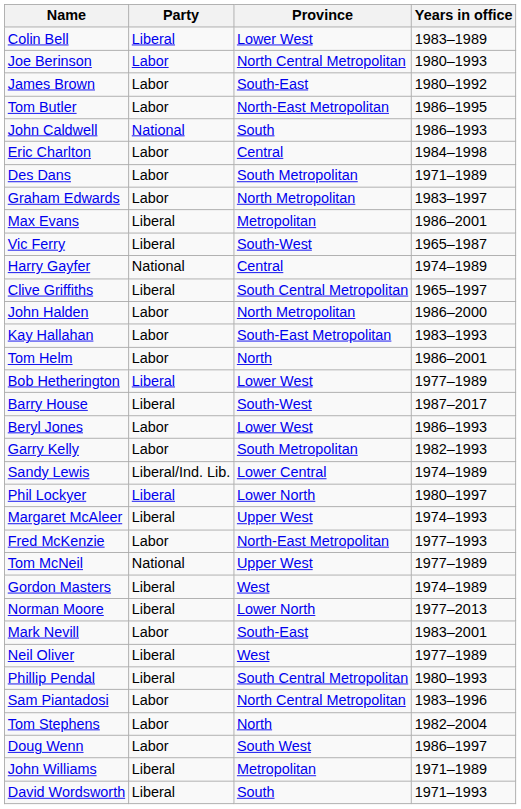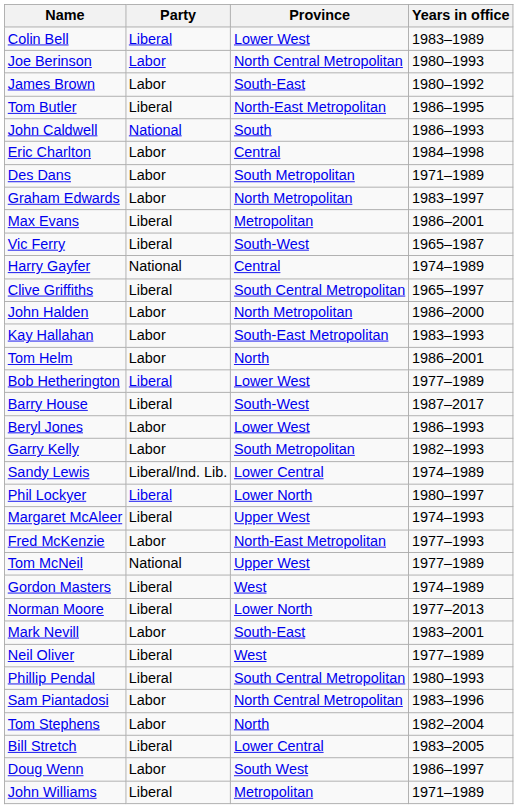(150, 107) Labor -> (150, 107) Liberal
+ row: (42, 746)
- row: (66, 792)
